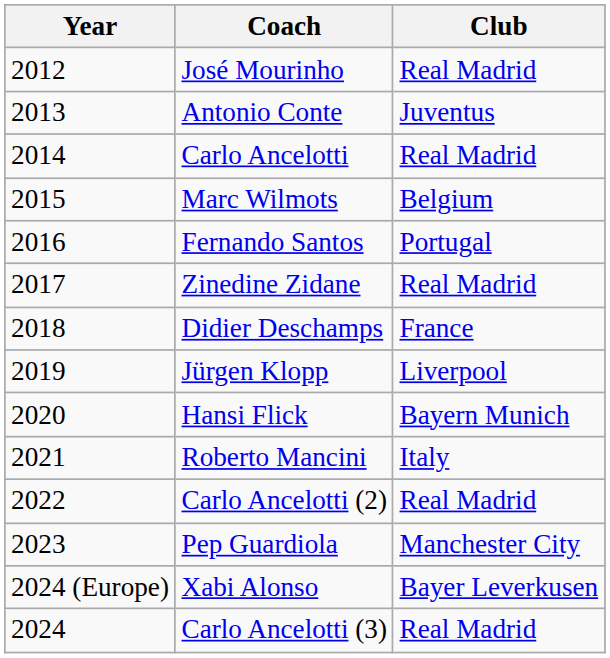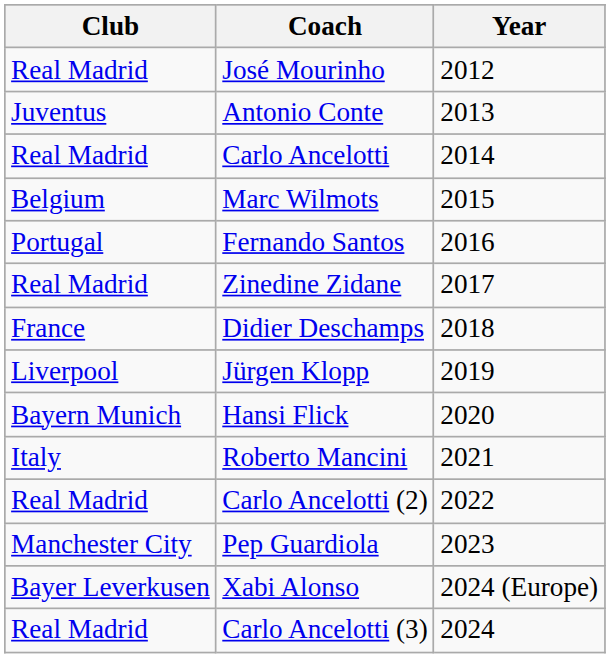columns swapped: (90, 26) <-> (499, 26)
